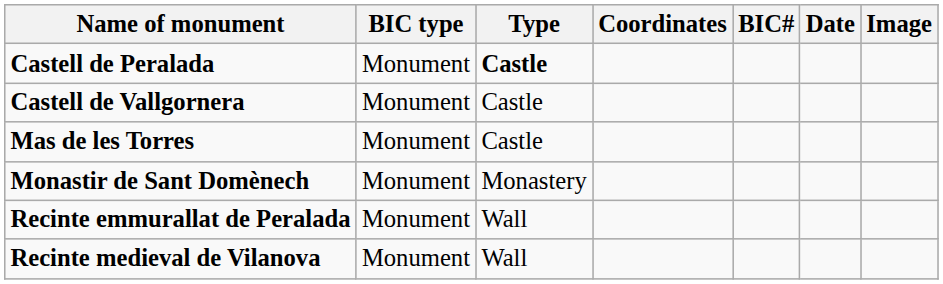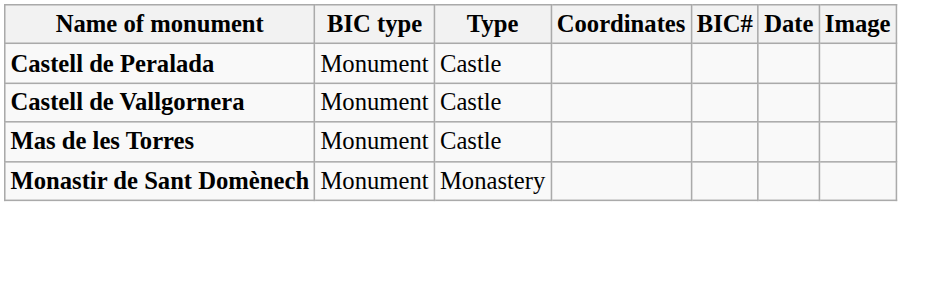(514, 63) bold -> (471, 63) normal
- row: (180, 219)
- row: (165, 258)
